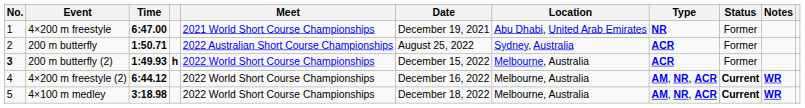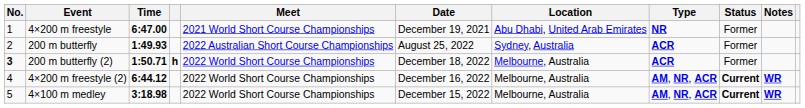(149, 45) 1:50.71 -> (149, 45) 1:49.93
(149, 62) 1:49.93 -> (149, 62) 1:50.71
(444, 62) December 15, 2022 -> (444, 62) December 18, 2022
(444, 95) December 18, 2022 -> (444, 95) December 15, 2022
